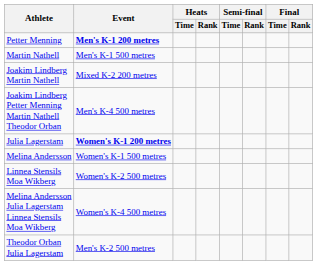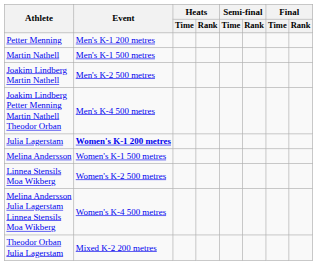(117, 40) bold -> (115, 40) normal
(116, 75) Mixed K-2 200 metres -> (115, 75) Men's K-2 500 metres
(115, 248) Men's K-2 500 metres -> (116, 248) Mixed K-2 200 metres
